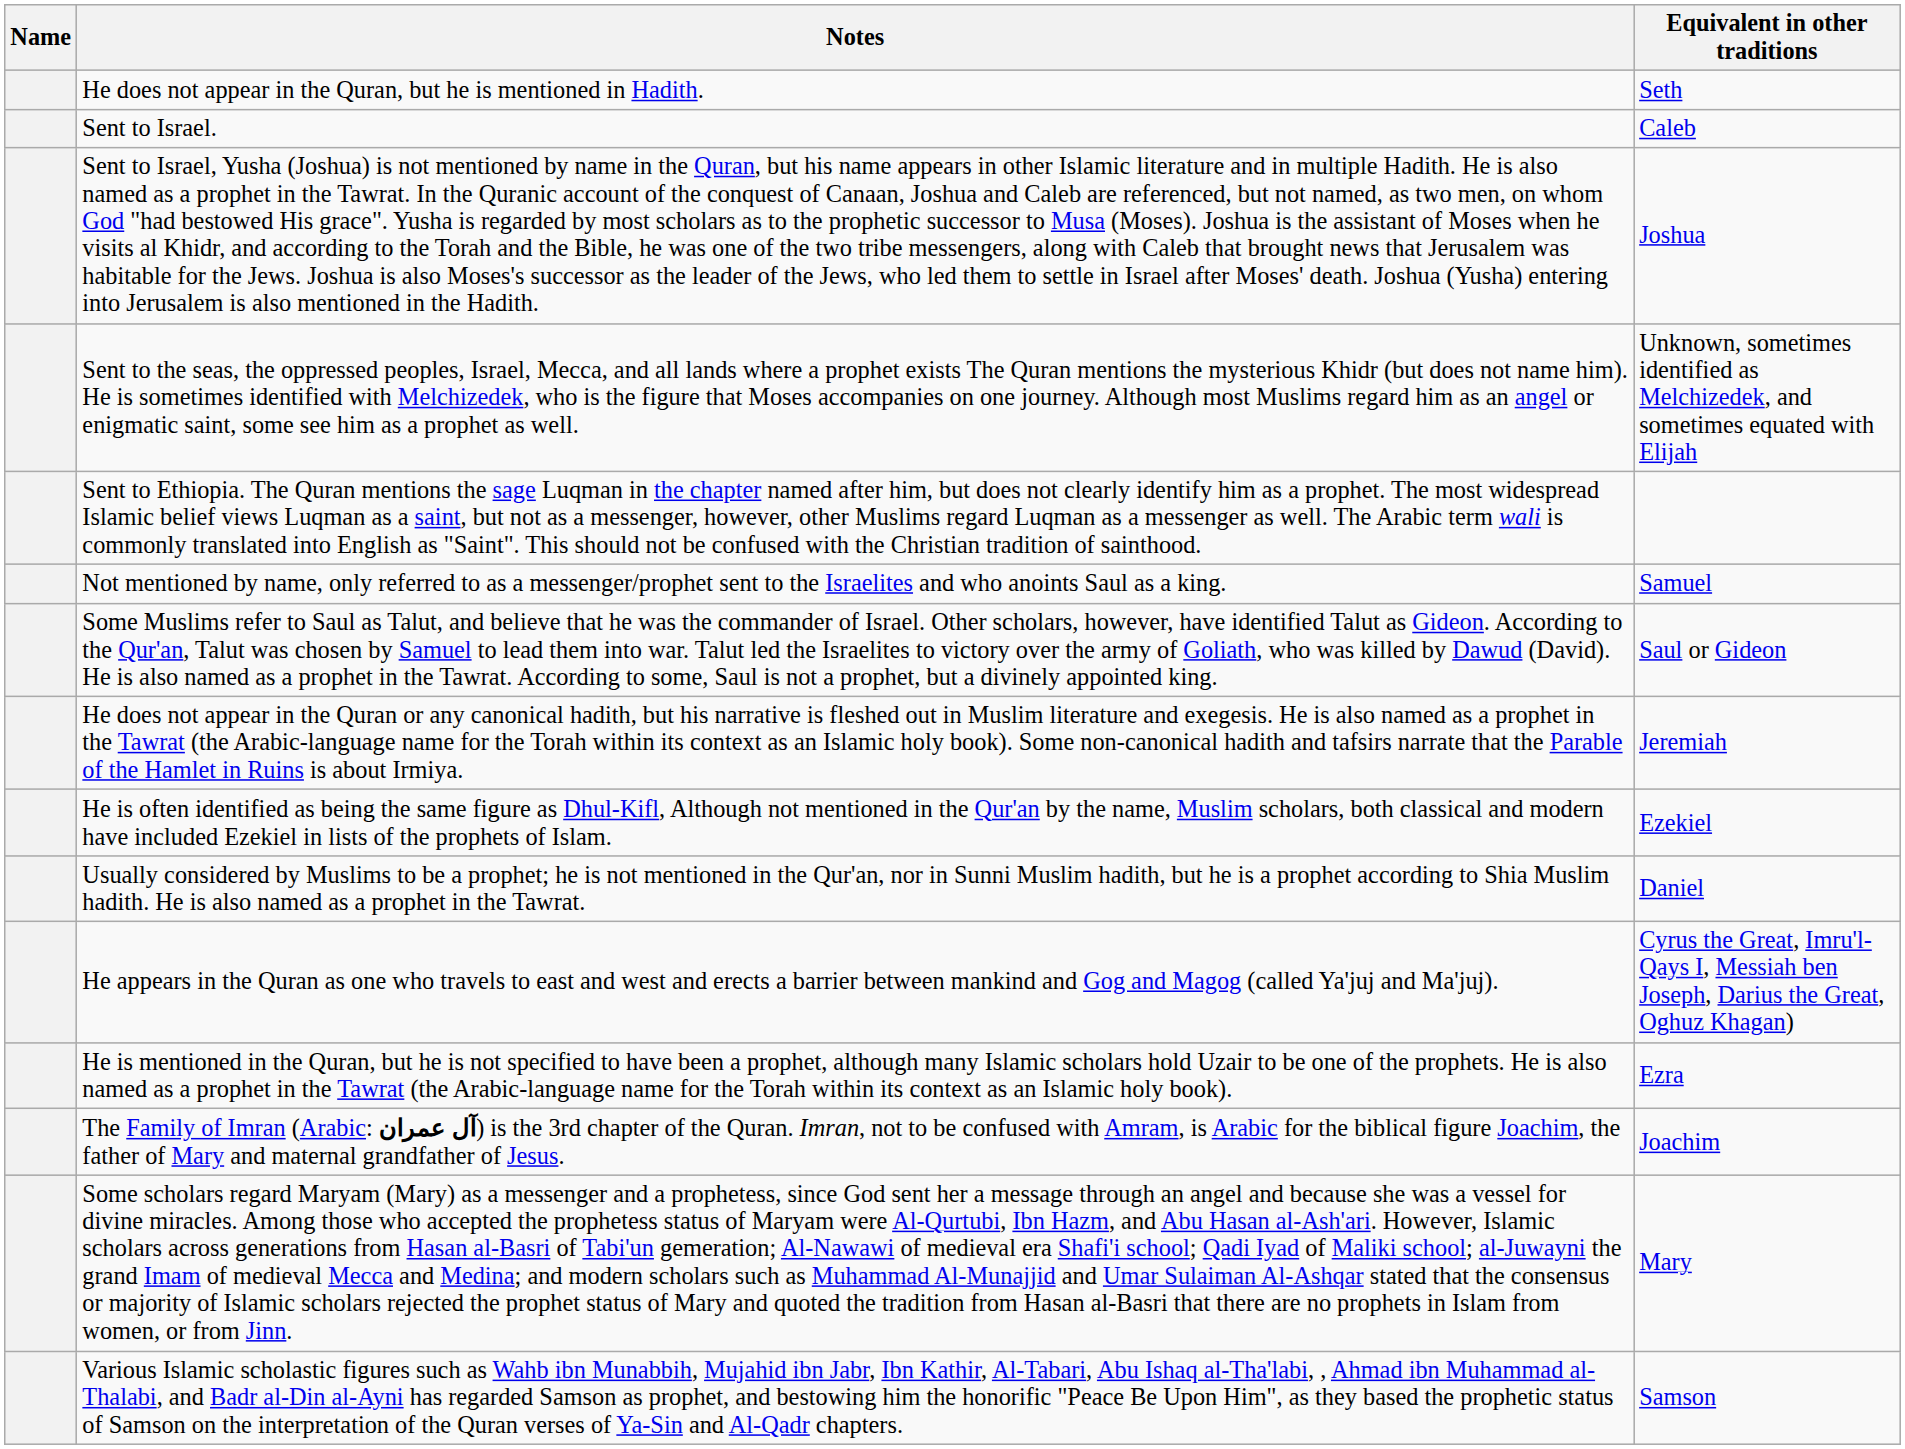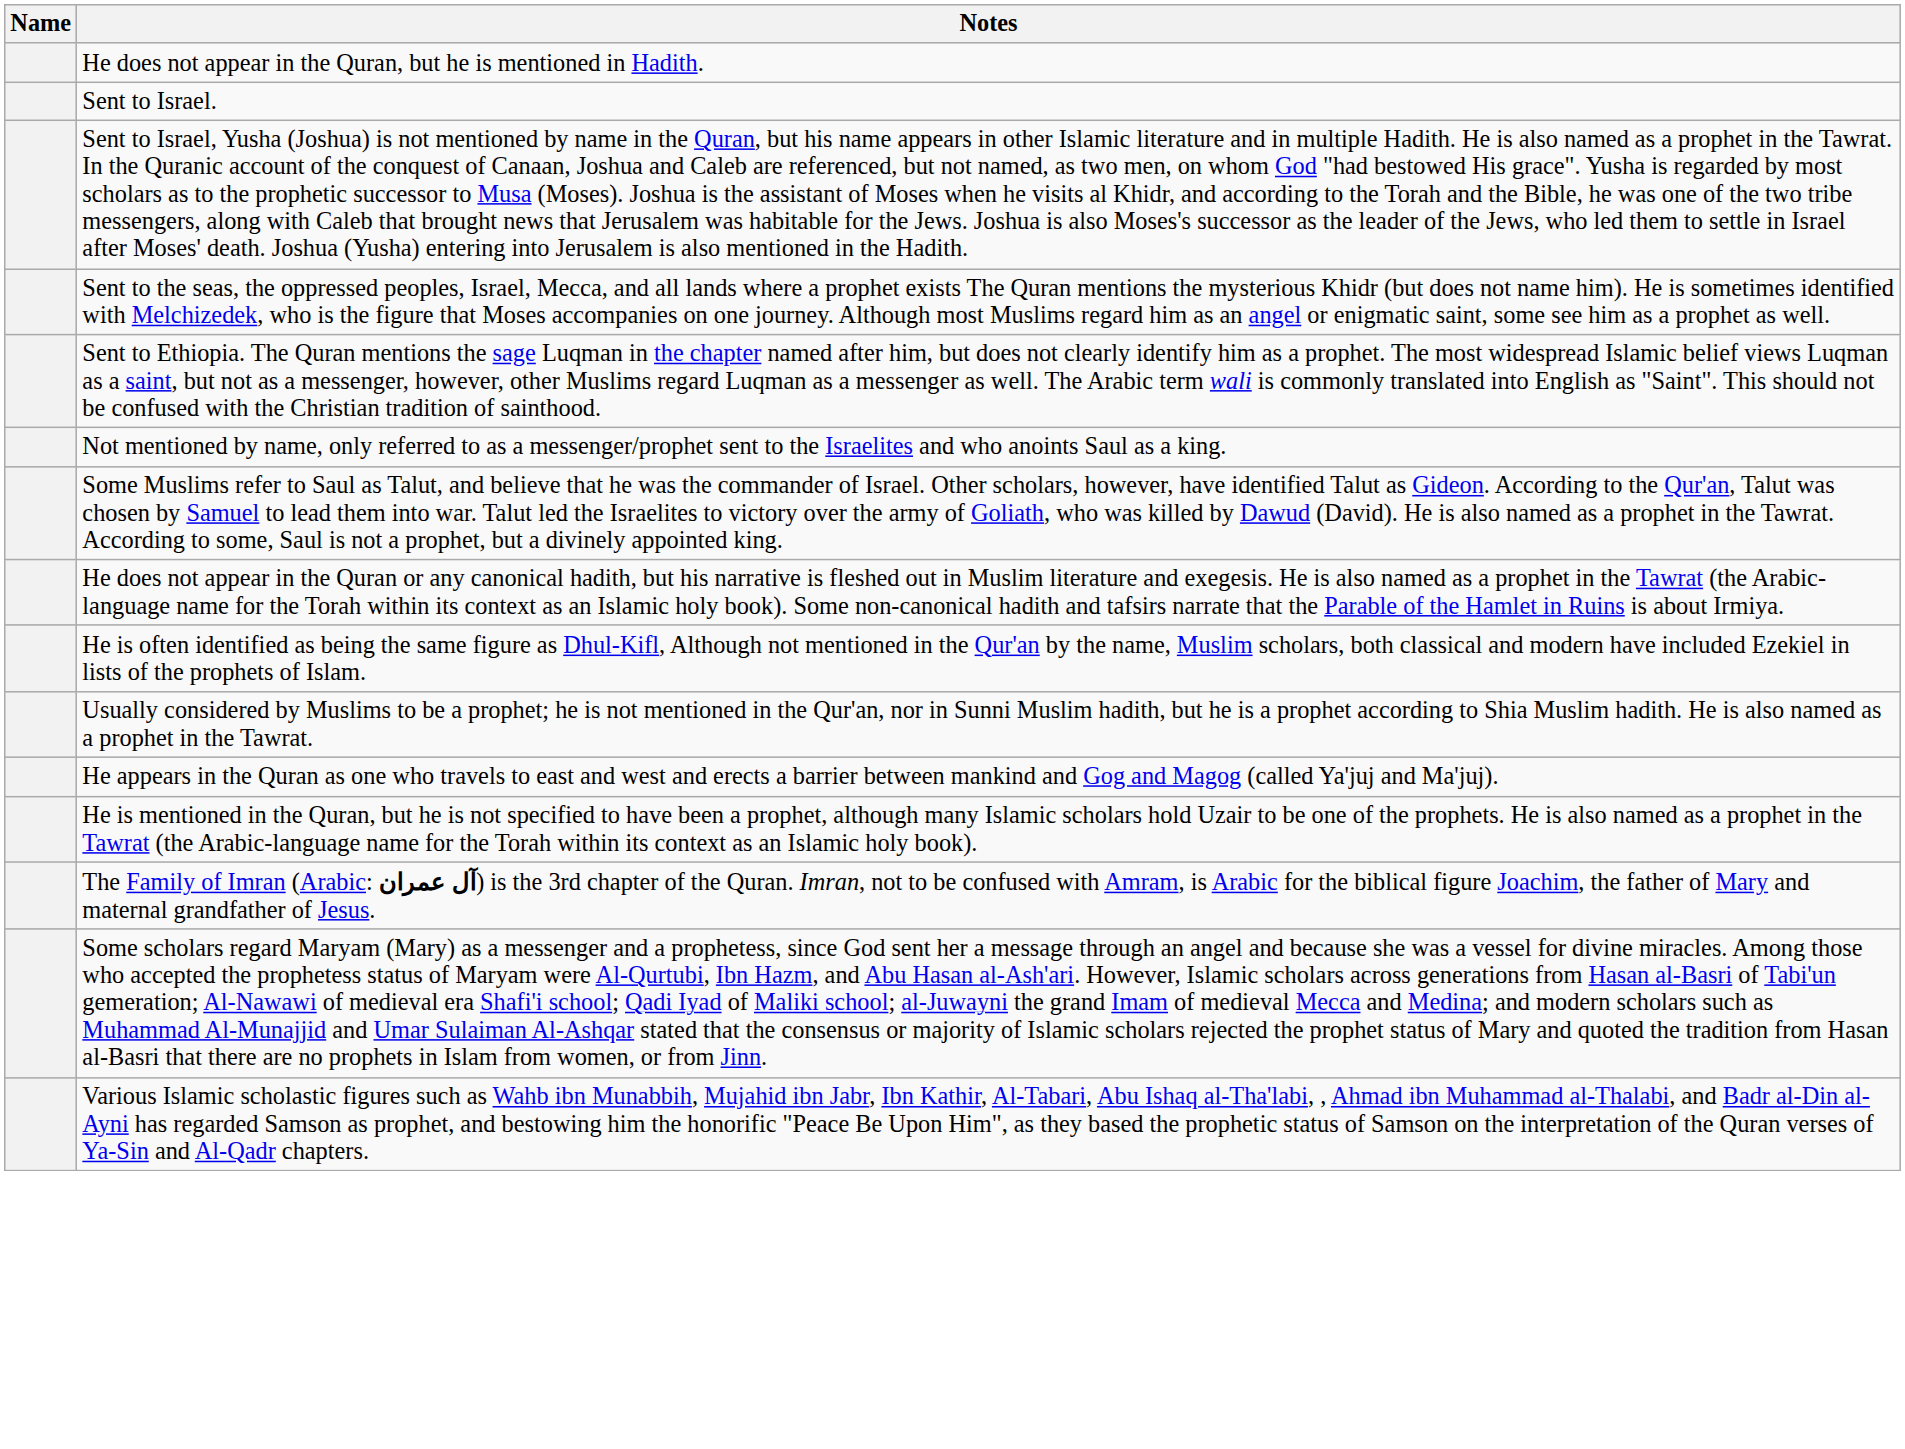- column: (1767, 37)
